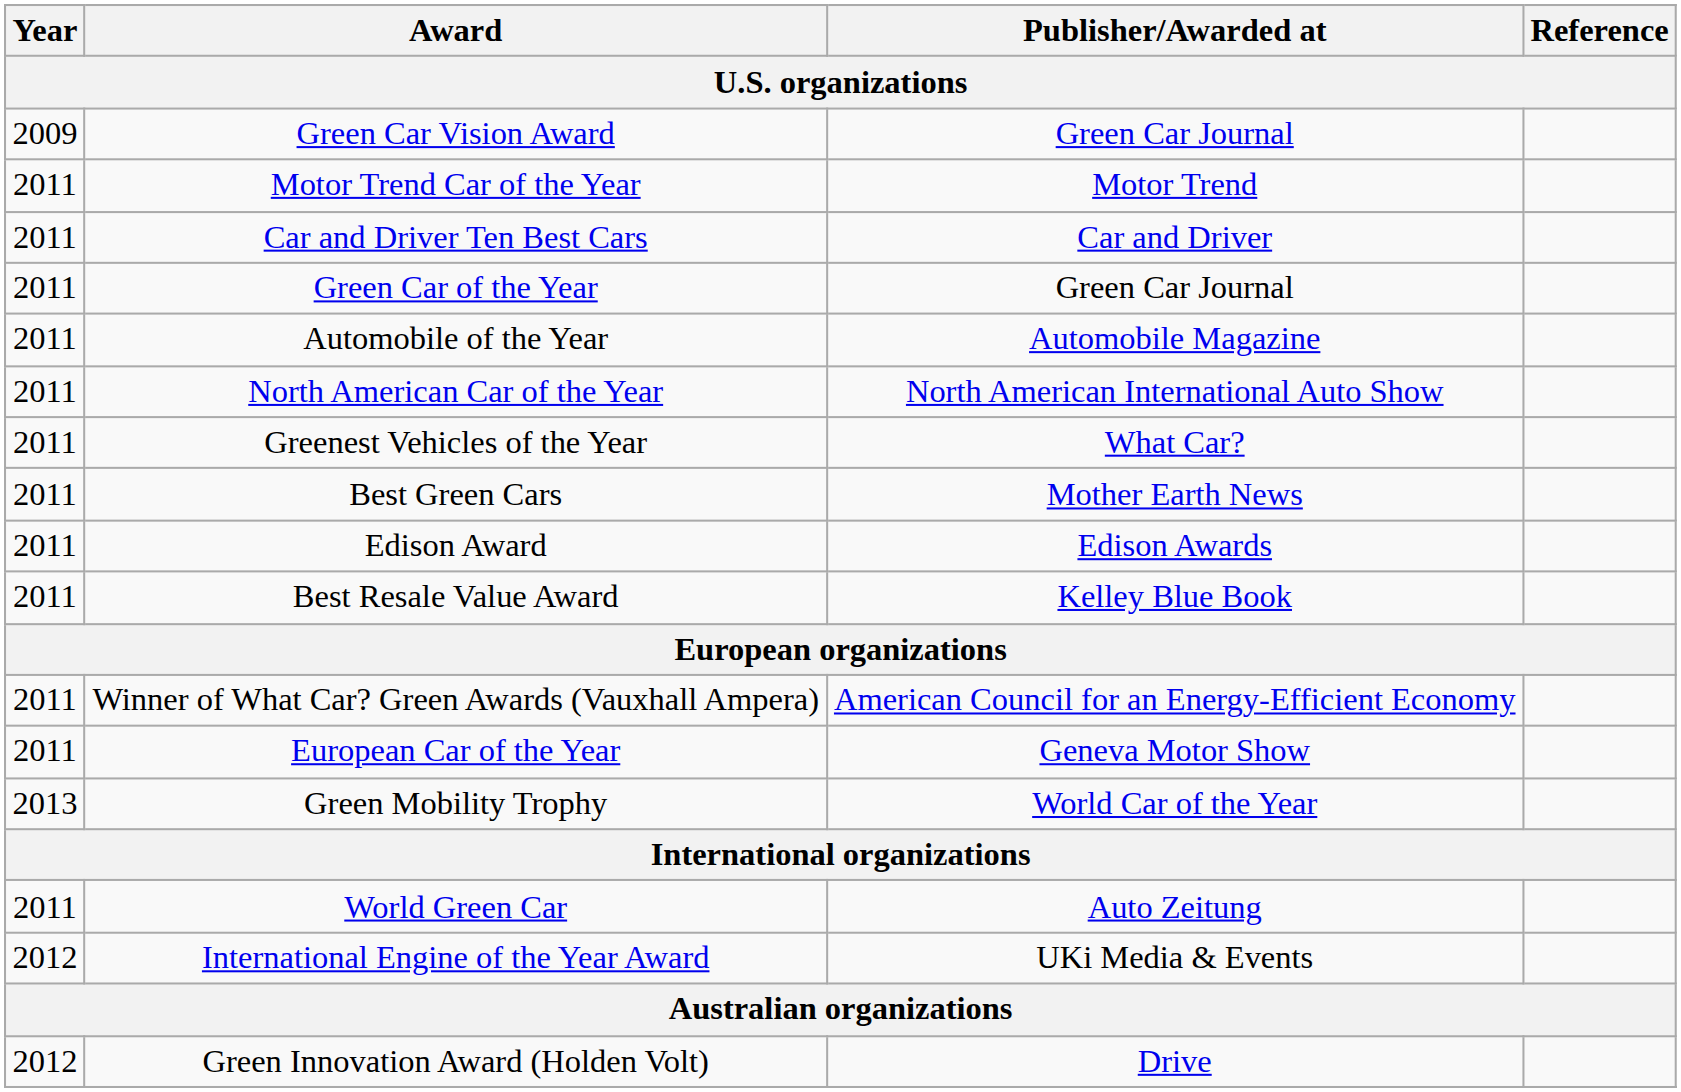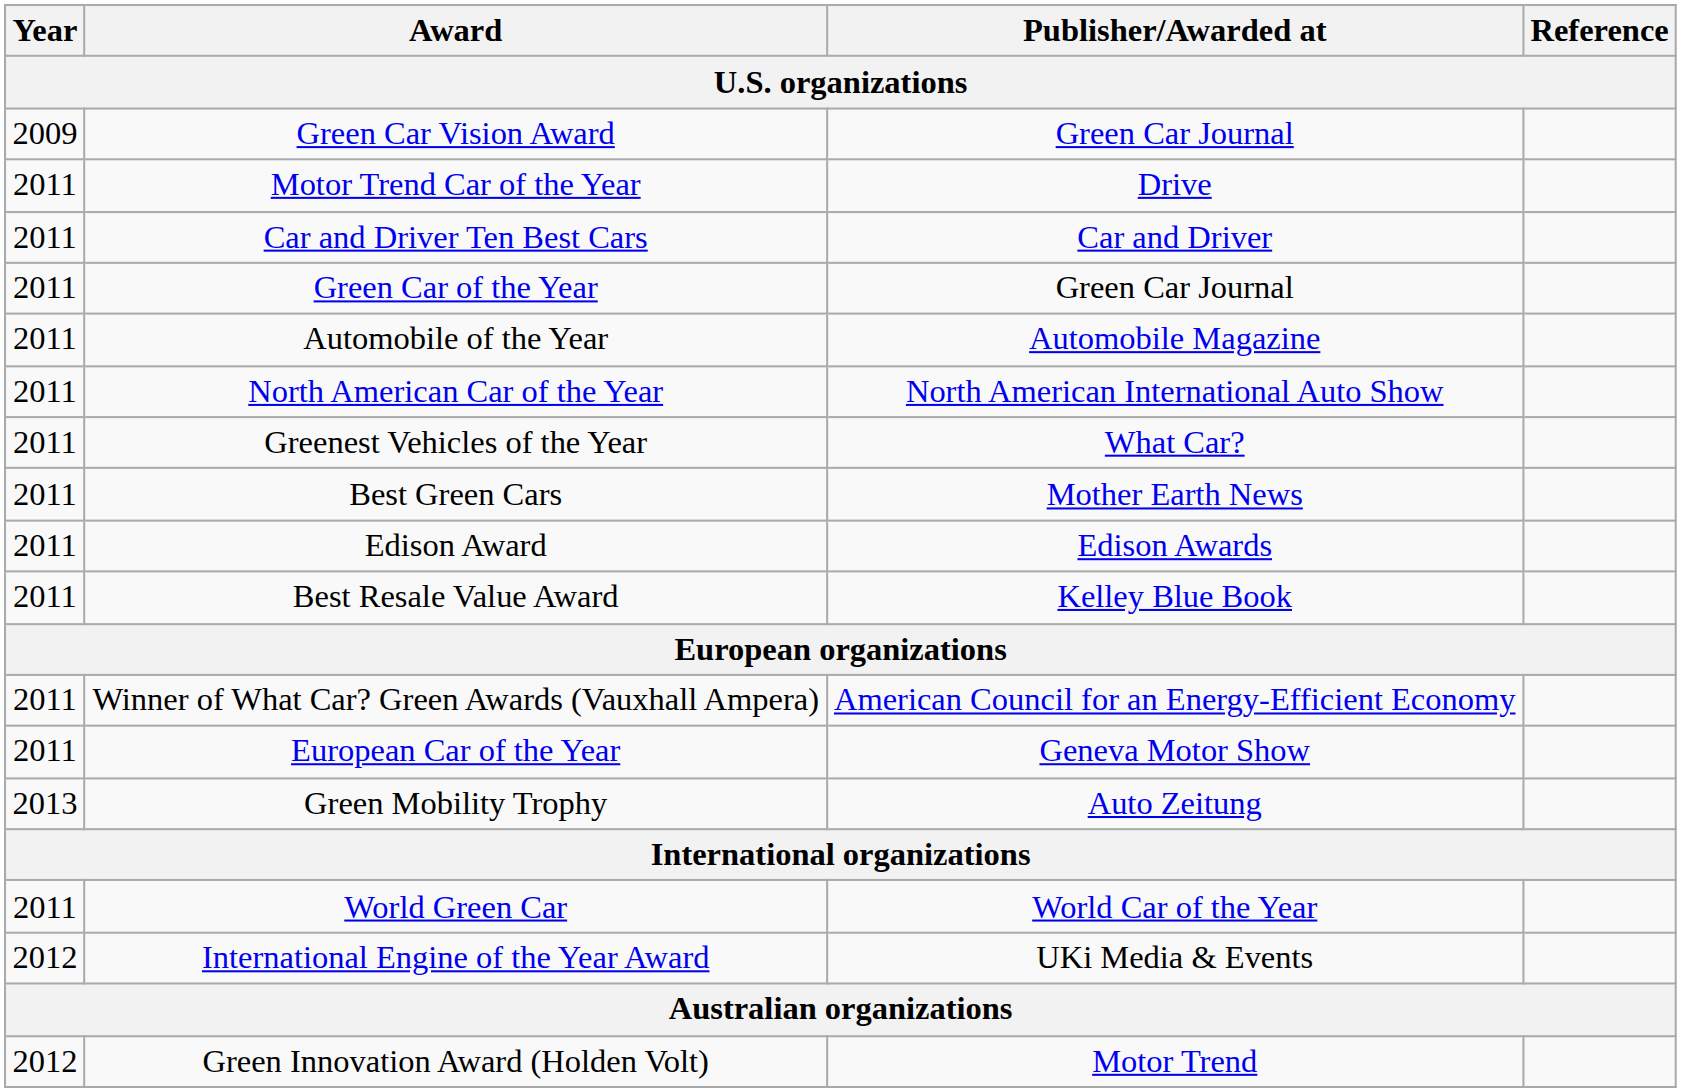(1175, 184) Motor Trend -> (1175, 184) Drive
(1175, 802) World Car of the Year -> (1175, 802) Auto Zeitung
(1175, 905) Auto Zeitung -> (1175, 905) World Car of the Year
(1175, 1060) Drive -> (1175, 1060) Motor Trend
